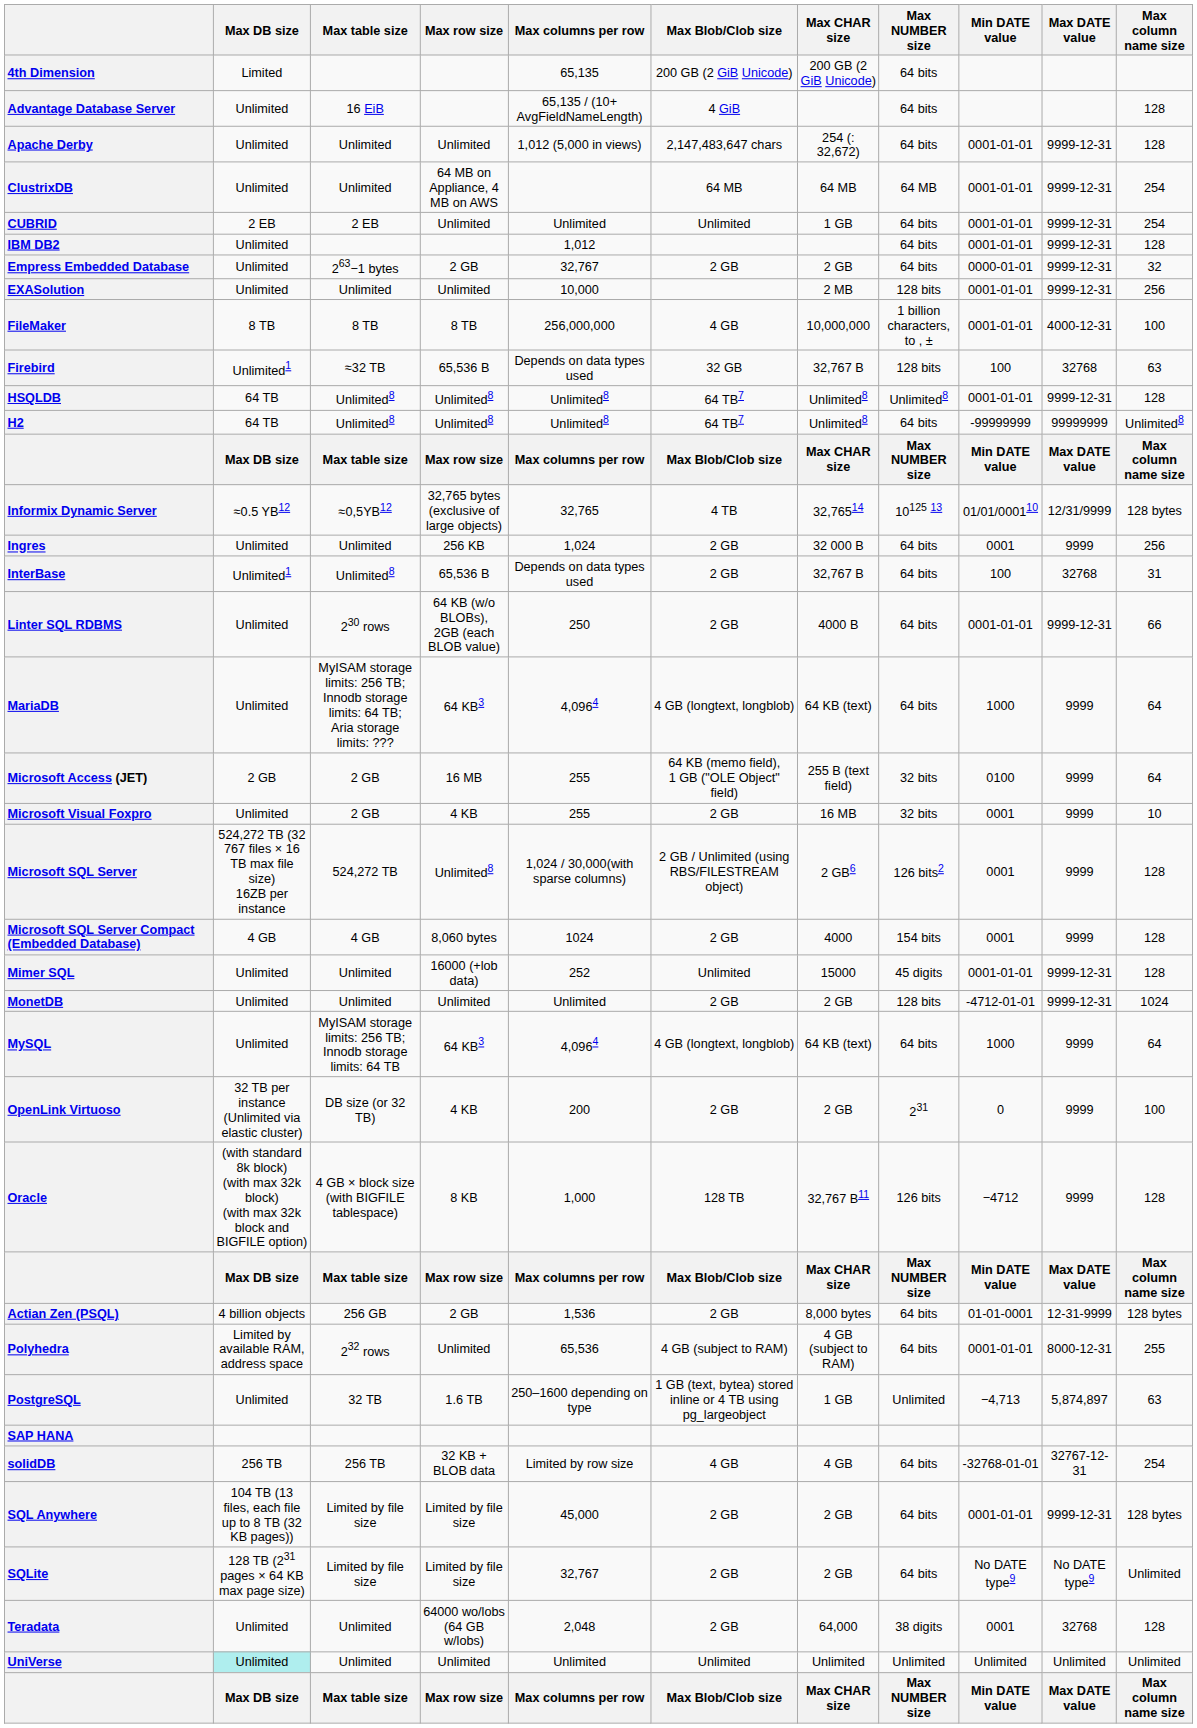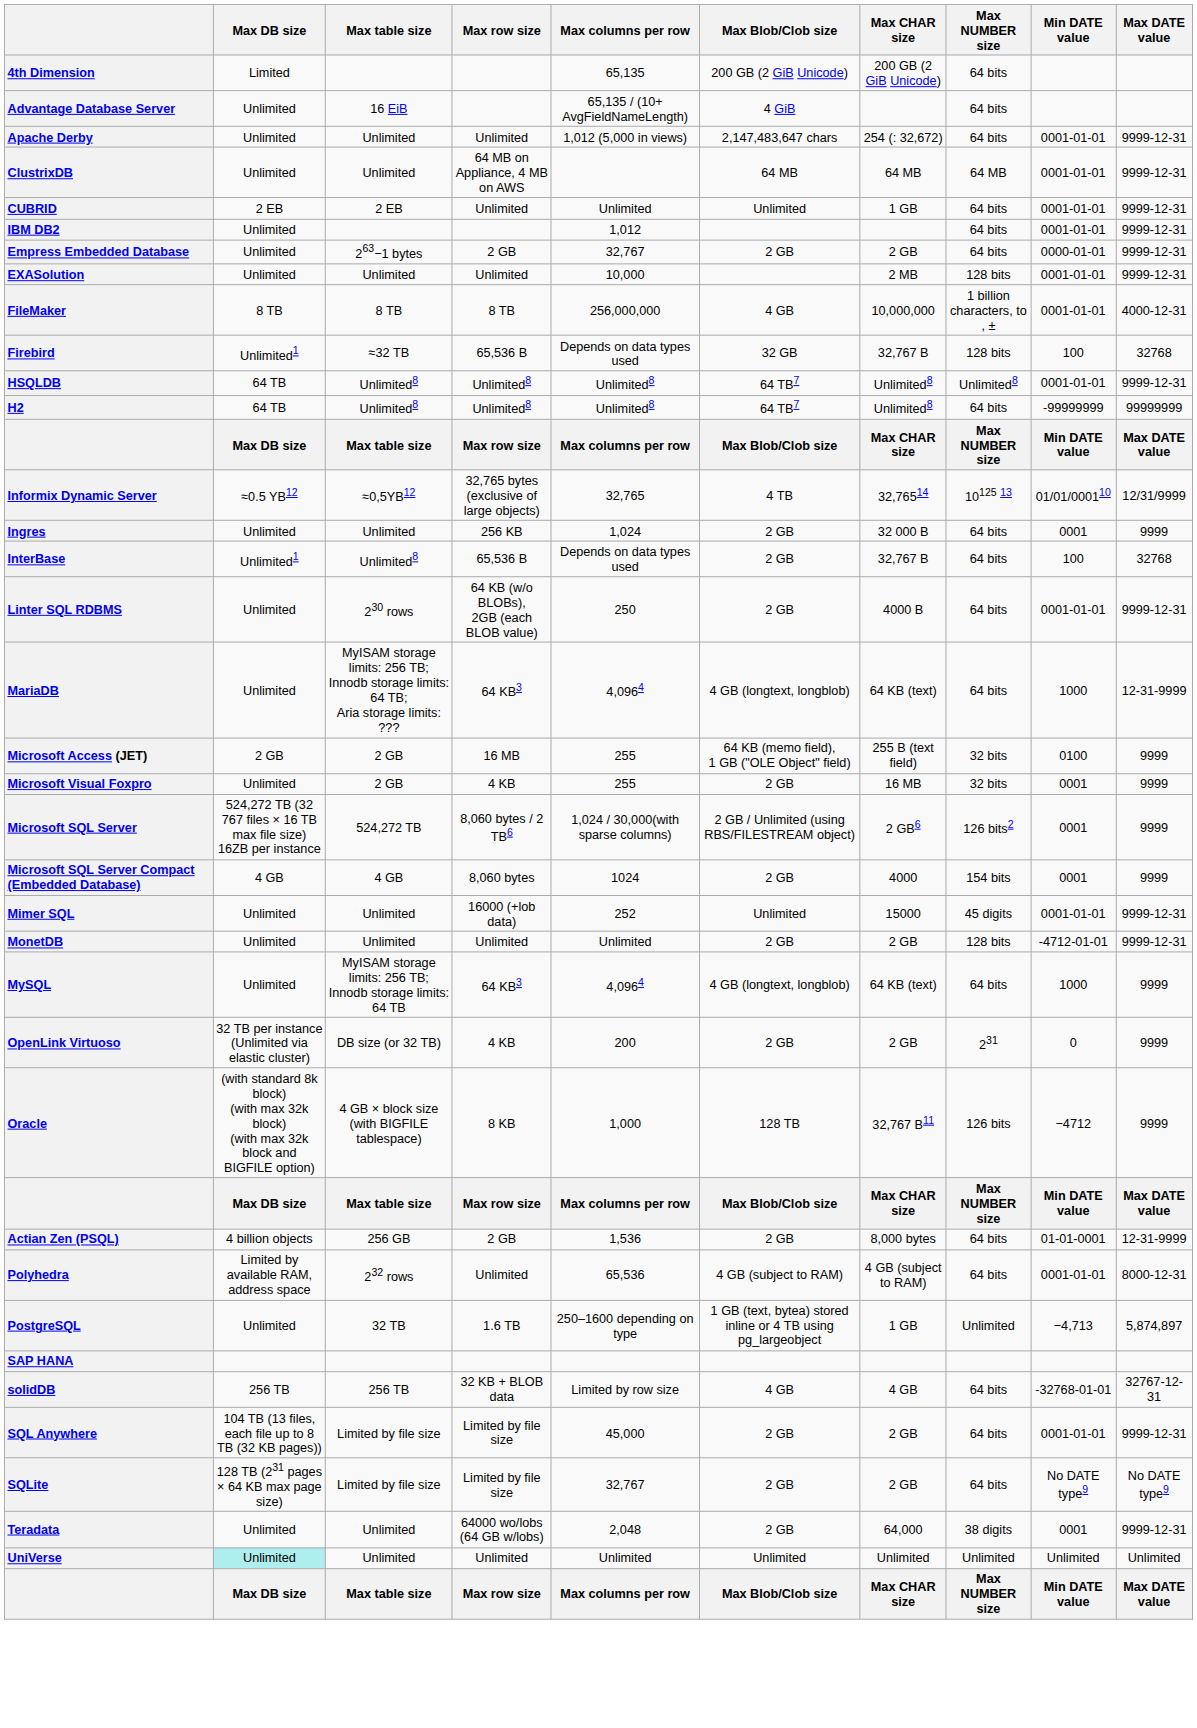- column: (1154, 30)
(1080, 705) 9999 -> (1154, 690) 12-31-9999
(464, 871) Unlimited8 -> (502, 827) 8,060 bytes / 2 TB6
(1080, 1626) 32768 -> (1154, 1529) 9999-12-31
